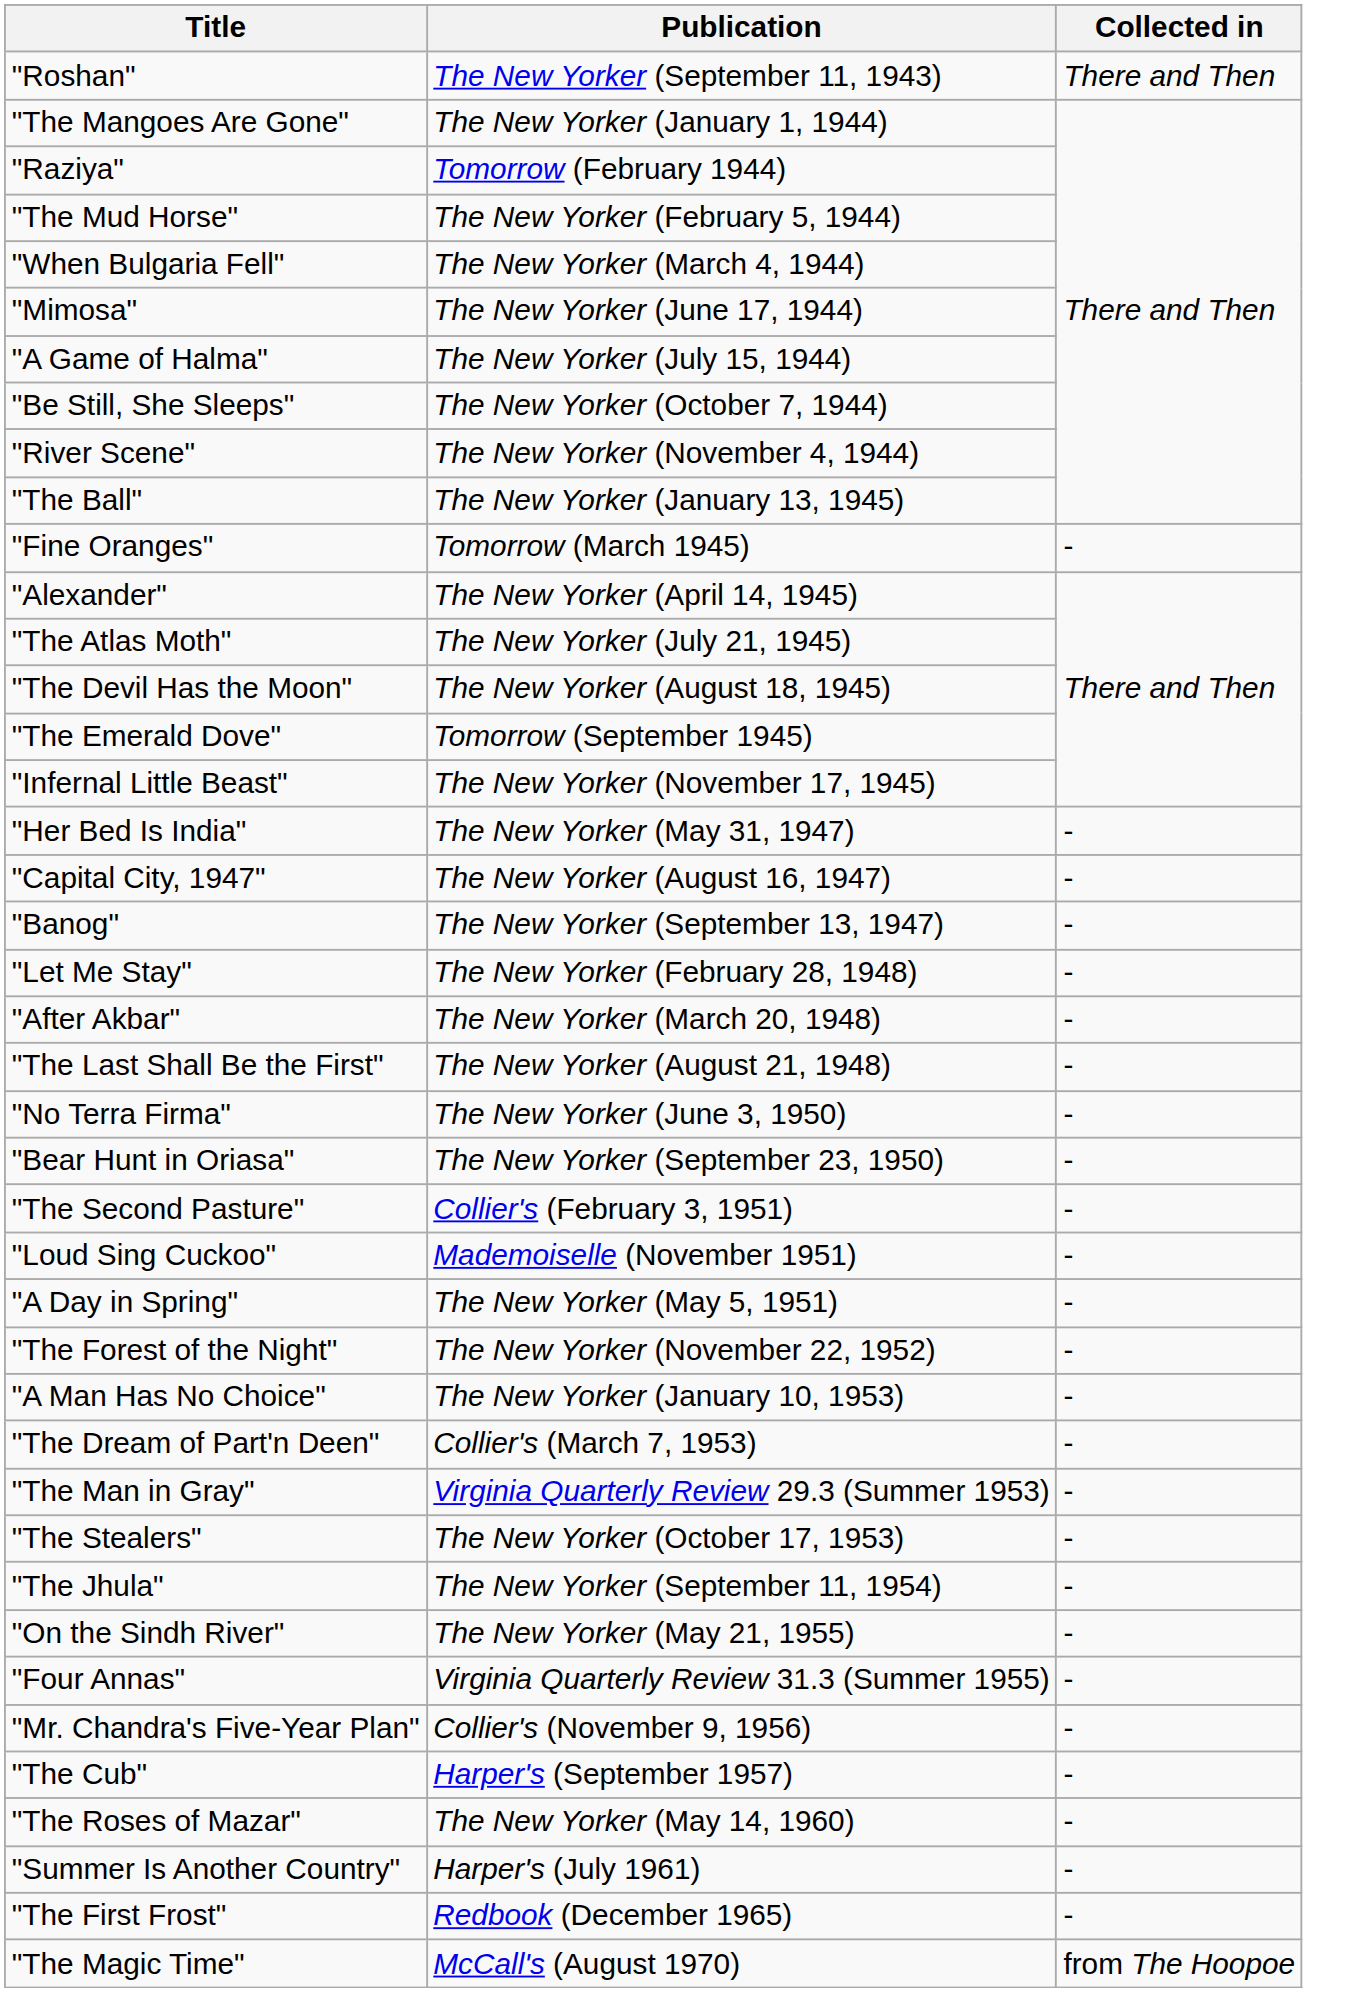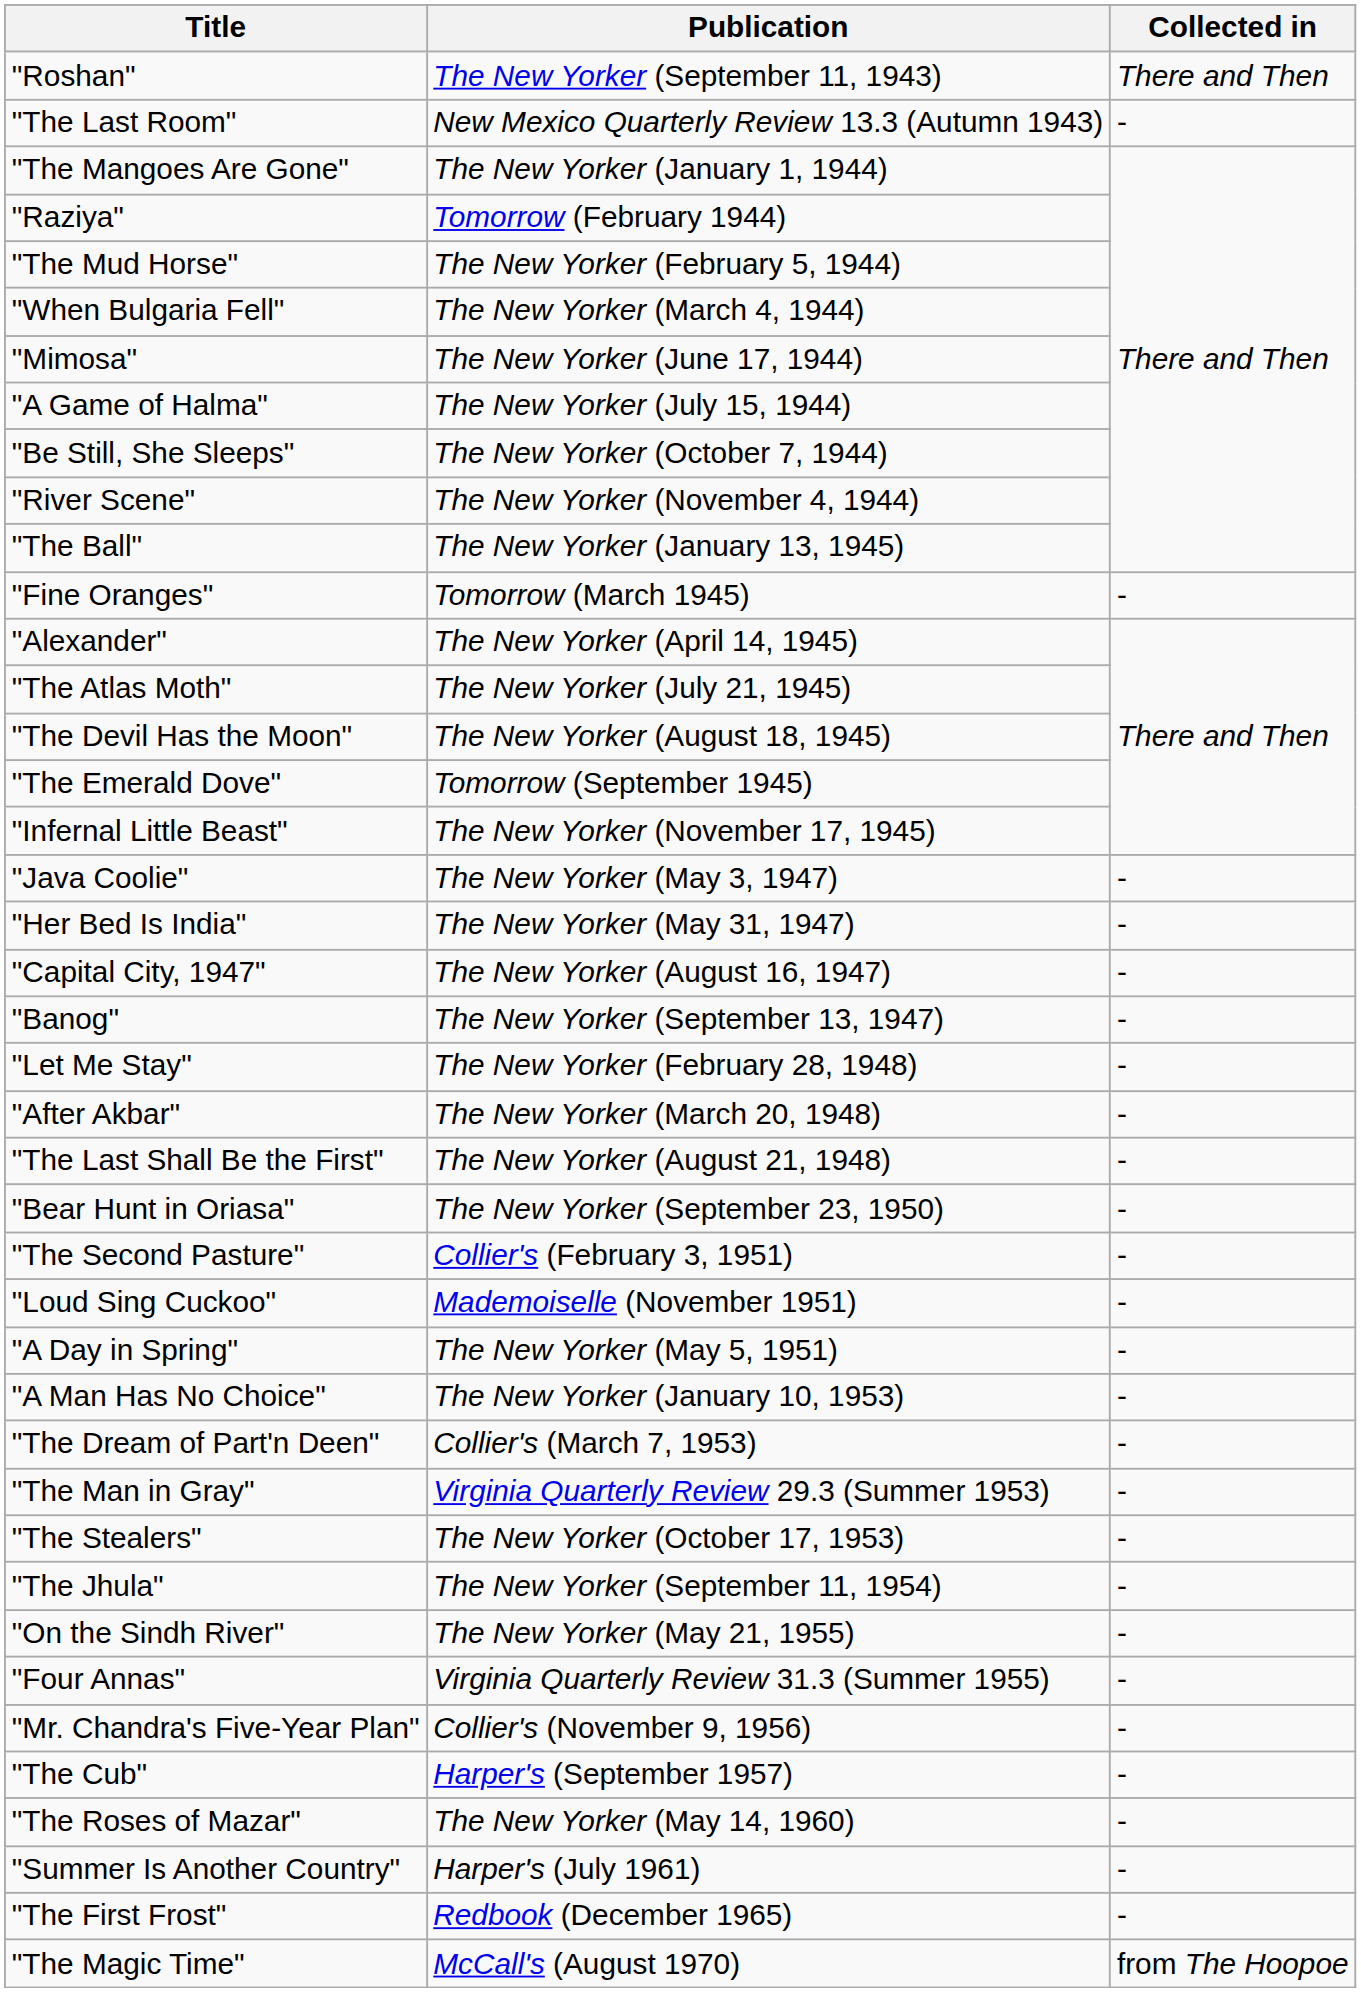+ row: (124, 122)
+ row: (100, 877)
- row: (121, 1113)
- row: (175, 1349)
